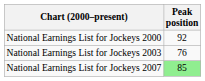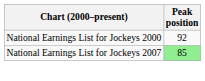- row: (84, 53)
